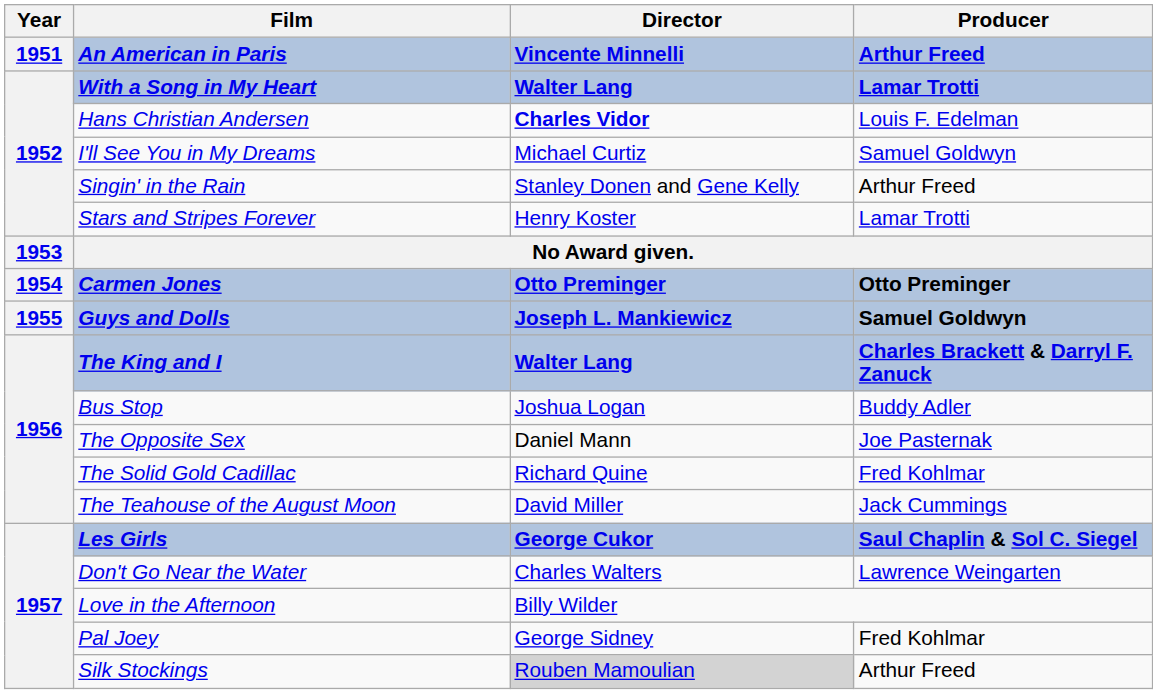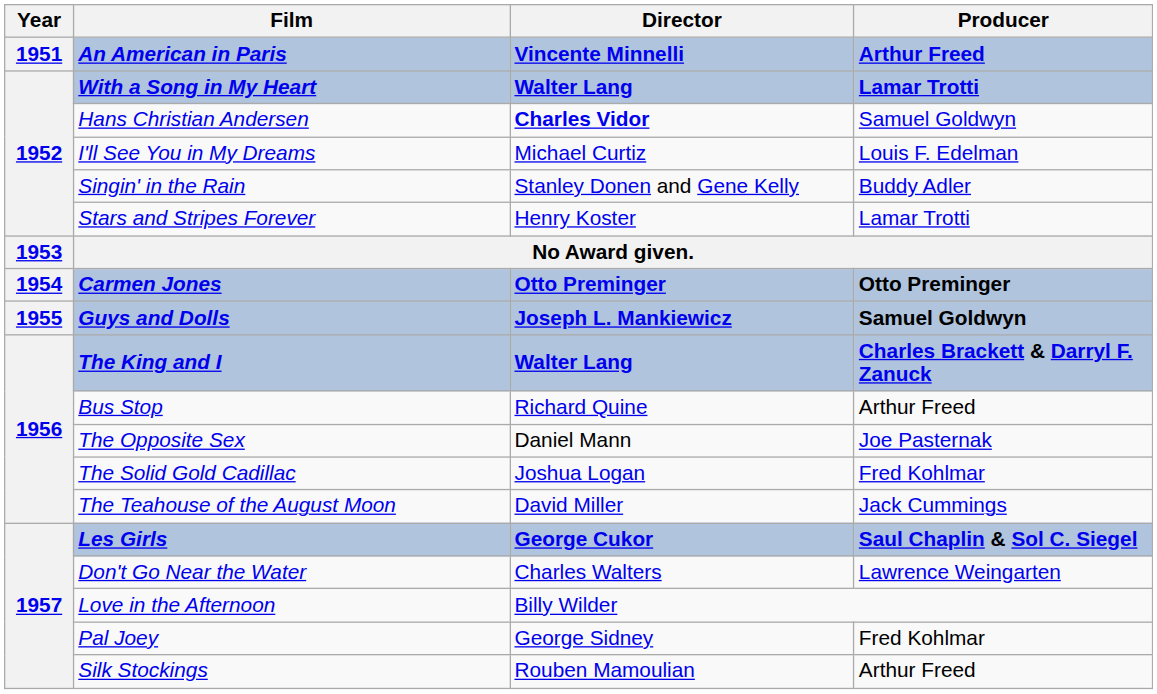(939, 119) Louis F. Edelman -> (937, 119) Samuel Goldwyn
(937, 152) Samuel Goldwyn -> (939, 152) Louis F. Edelman
(917, 185) Arthur Freed -> (915, 185) Buddy Adler
(580, 407) Joshua Logan -> (581, 407) Richard Quine
(915, 407) Buddy Adler -> (917, 407) Arthur Freed
(581, 473) Richard Quine -> (580, 473) Joshua Logan
(605, 671) lightgrey background -> (605, 671) no background
